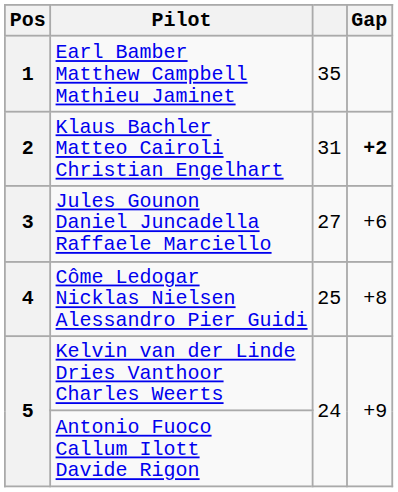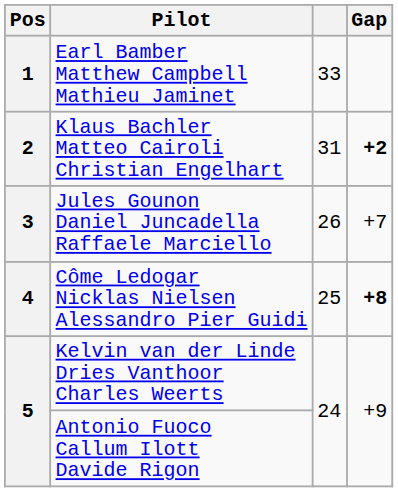(329, 74) 35 -> (329, 74) 33
(329, 224) 27 -> (329, 224) 26
(375, 224) +6 -> (375, 224) +7
(375, 299) normal -> (375, 299) bold
